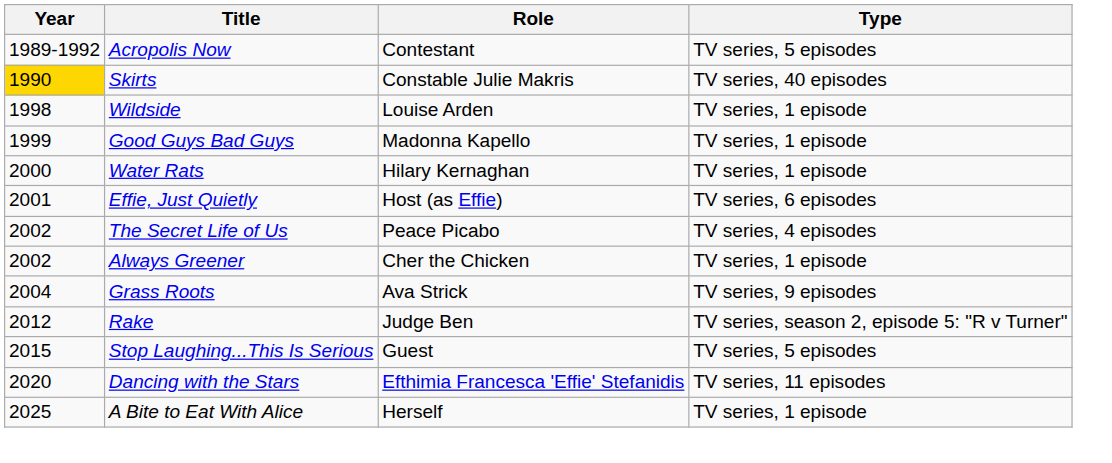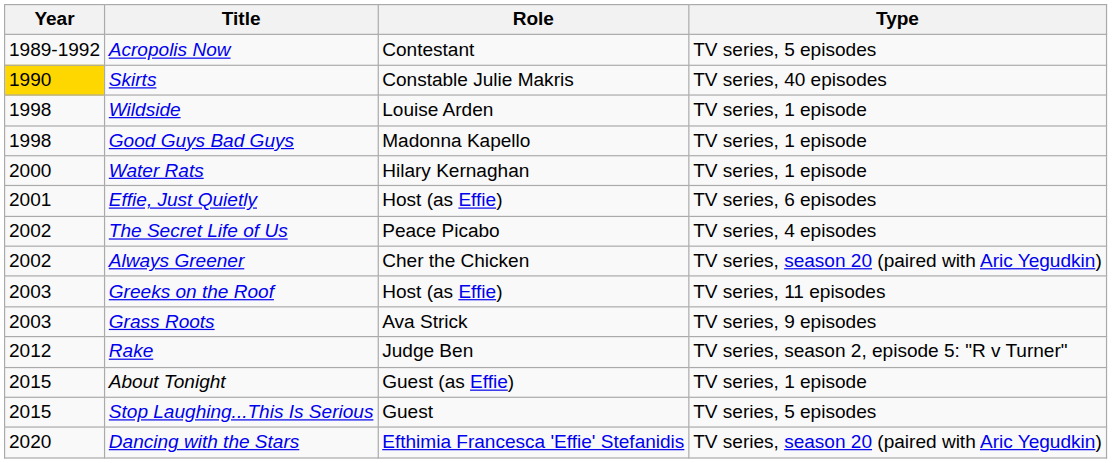(30, 140) 1999 -> (30, 140) 1998
(780, 261) TV series, 1 episode -> (897, 261) TV series, season 20 (paired with Aric Yegudkin)
+ row: (191, 291)
(30, 291) 2004 -> (30, 321) 2003
+ row: (167, 381)
(789, 381) TV series, 11 episodes -> (897, 442) TV series, season 20 (paired with Aric Yegudkin)
- row: (206, 412)
